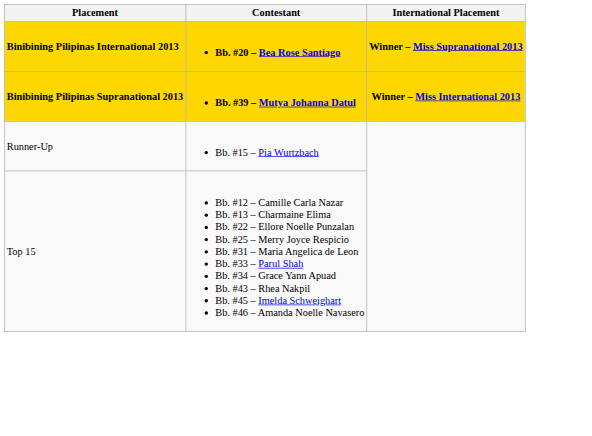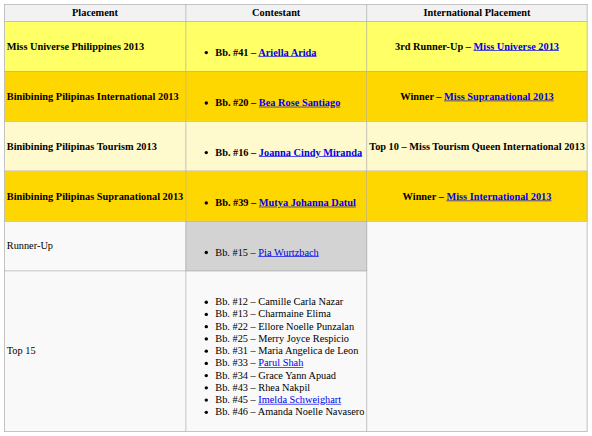+ row: (75, 46)
+ row: (82, 146)
(276, 153) no background -> (276, 252) lightgrey background
